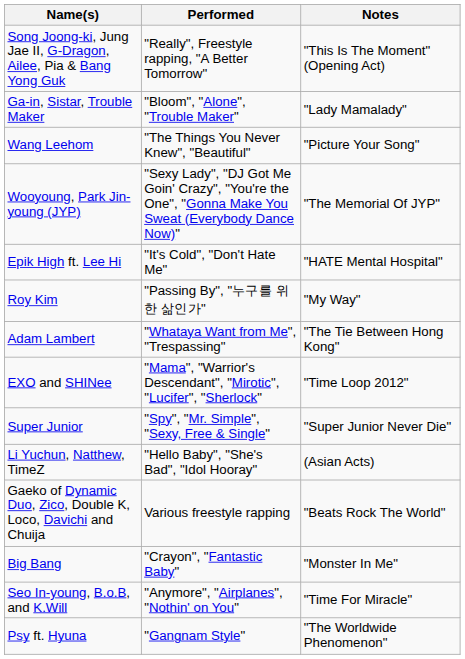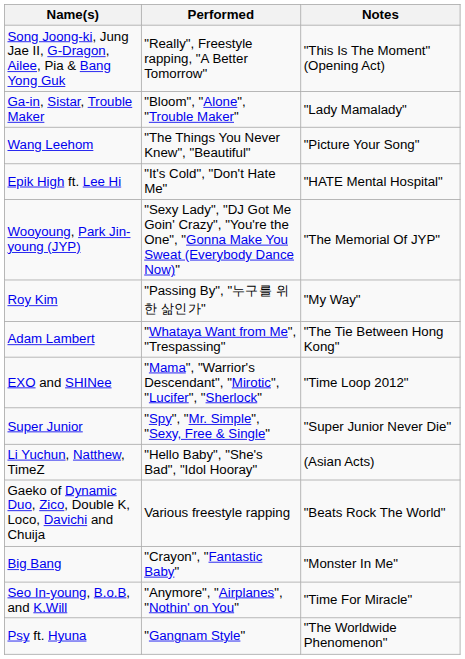rows swapped: (64, 262) <-> (69, 203)
